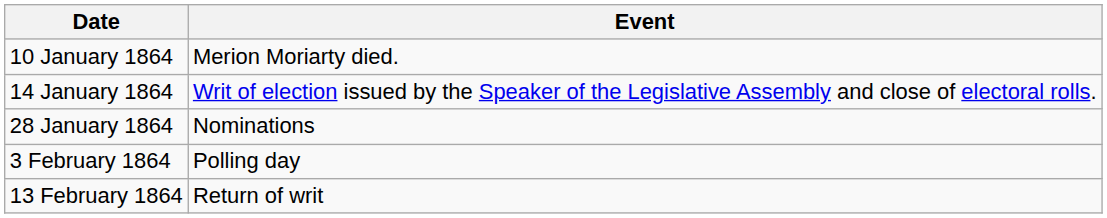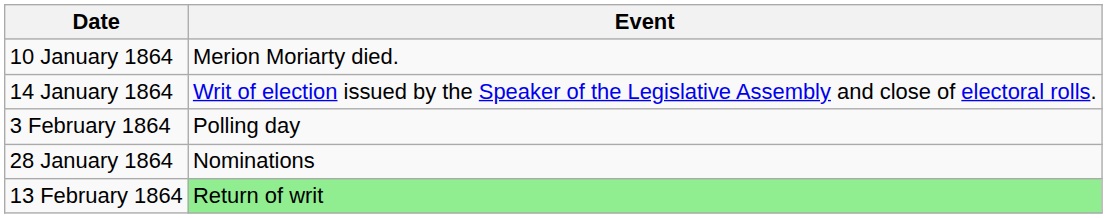rows swapped: (91, 126) <-> (90, 160)
(258, 195) no background -> (258, 195) lightgreen background
